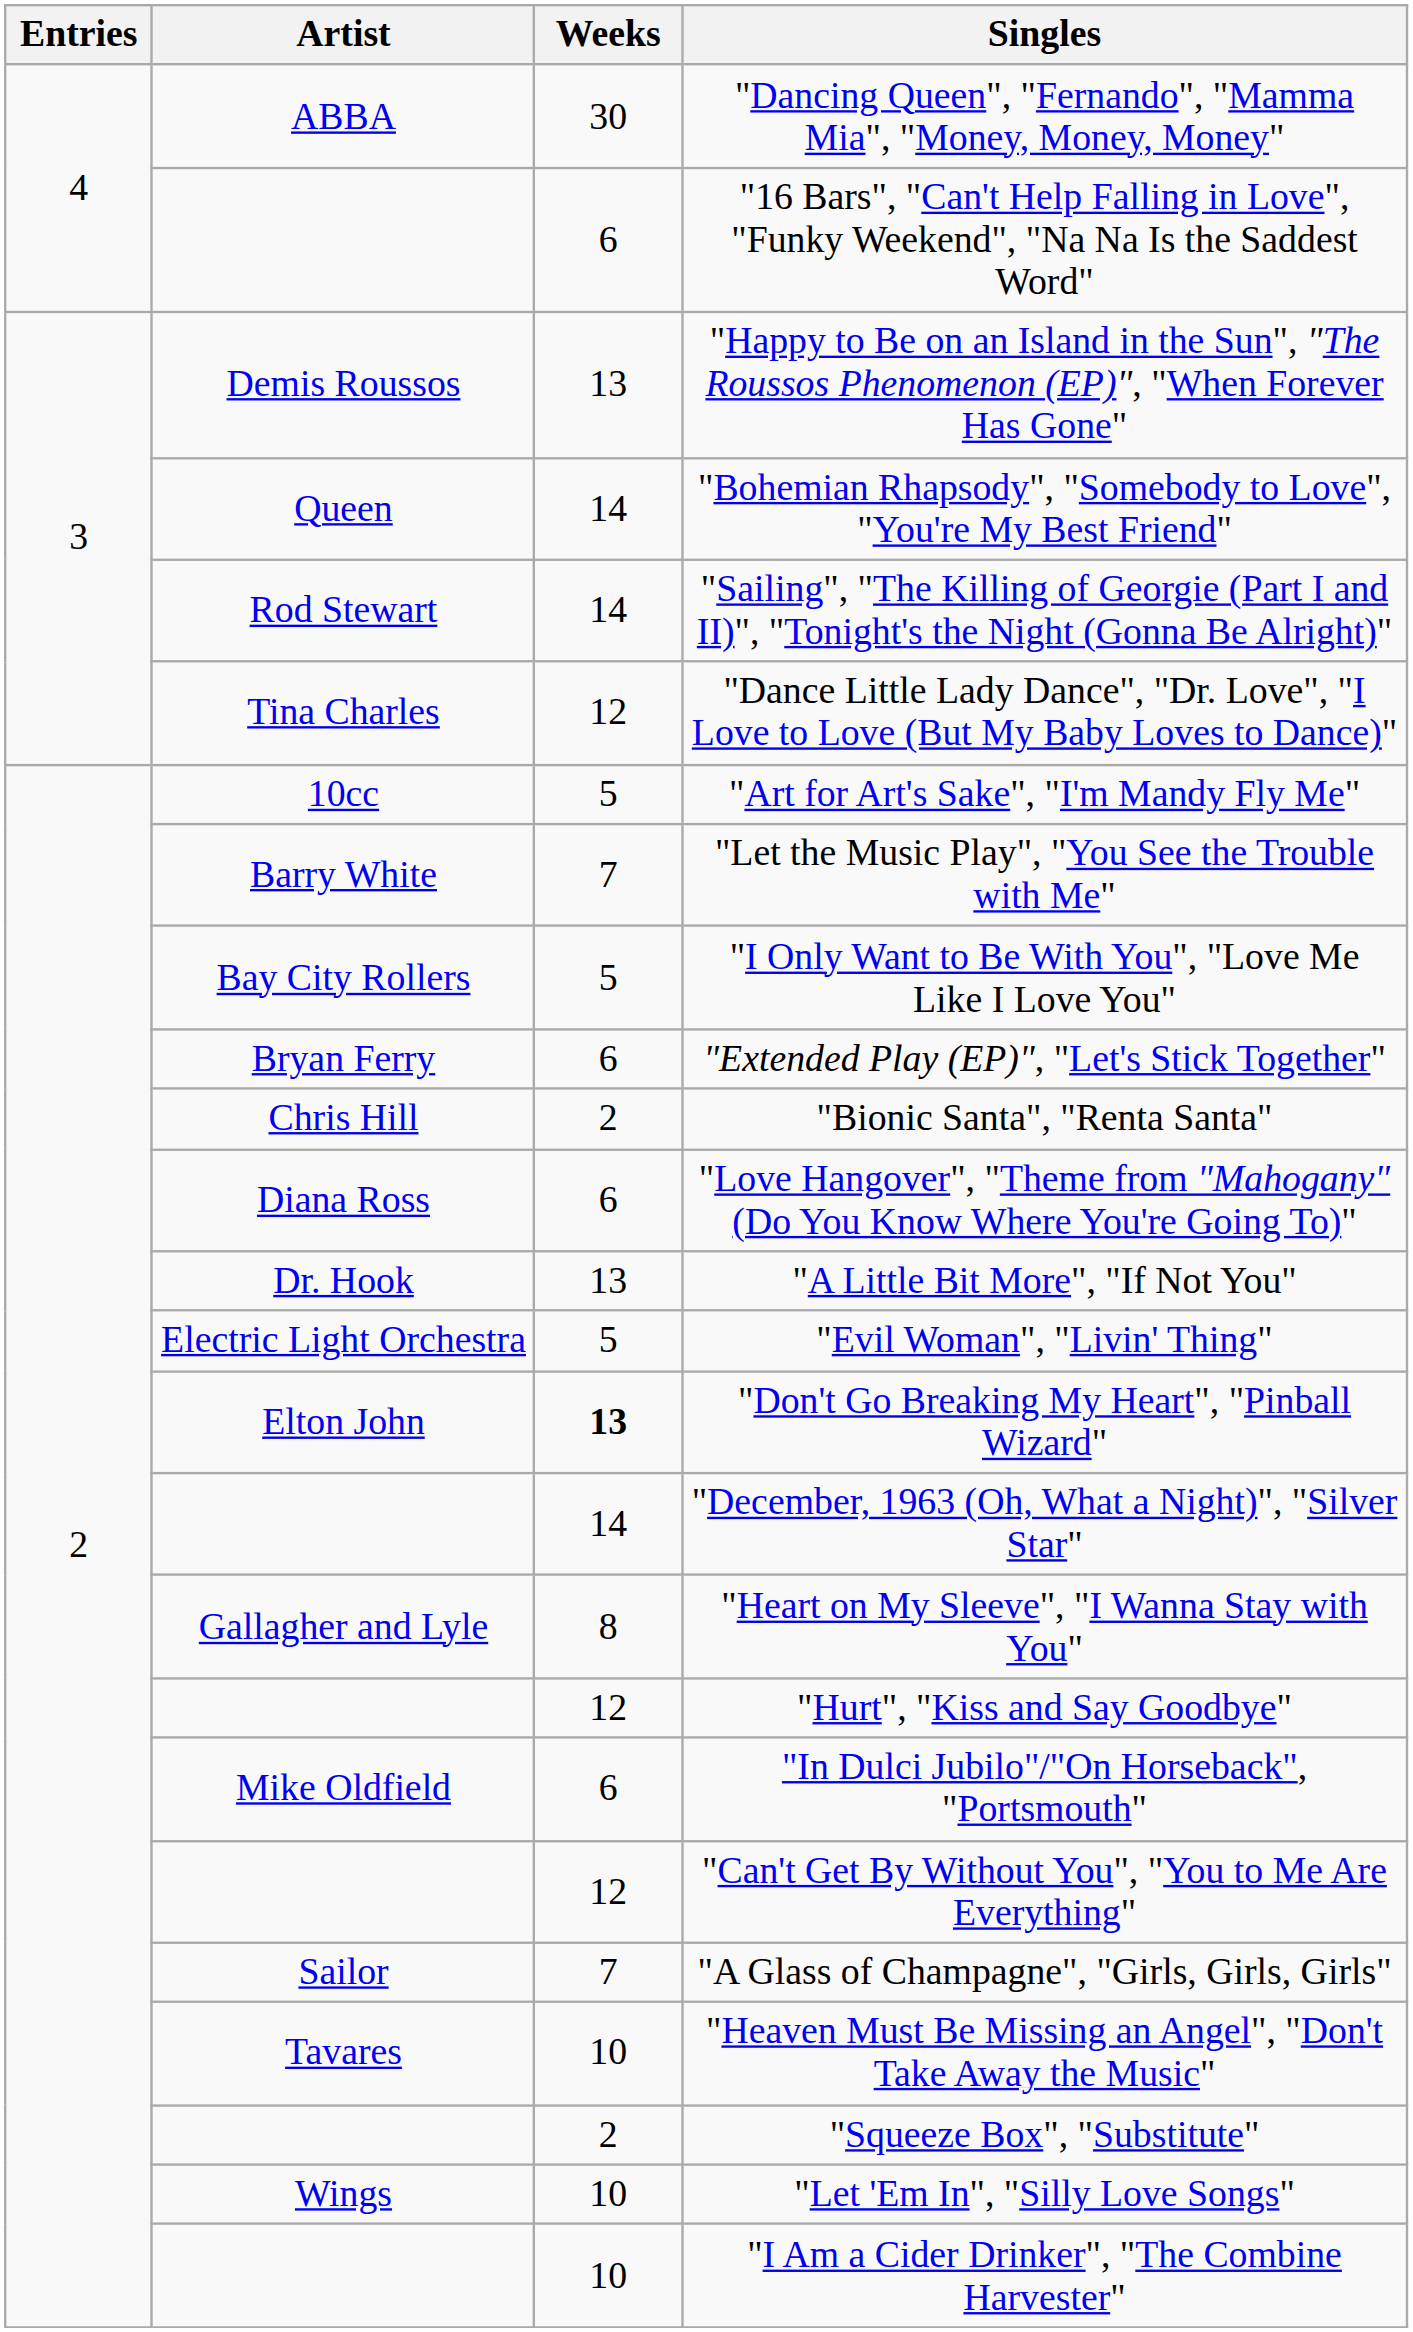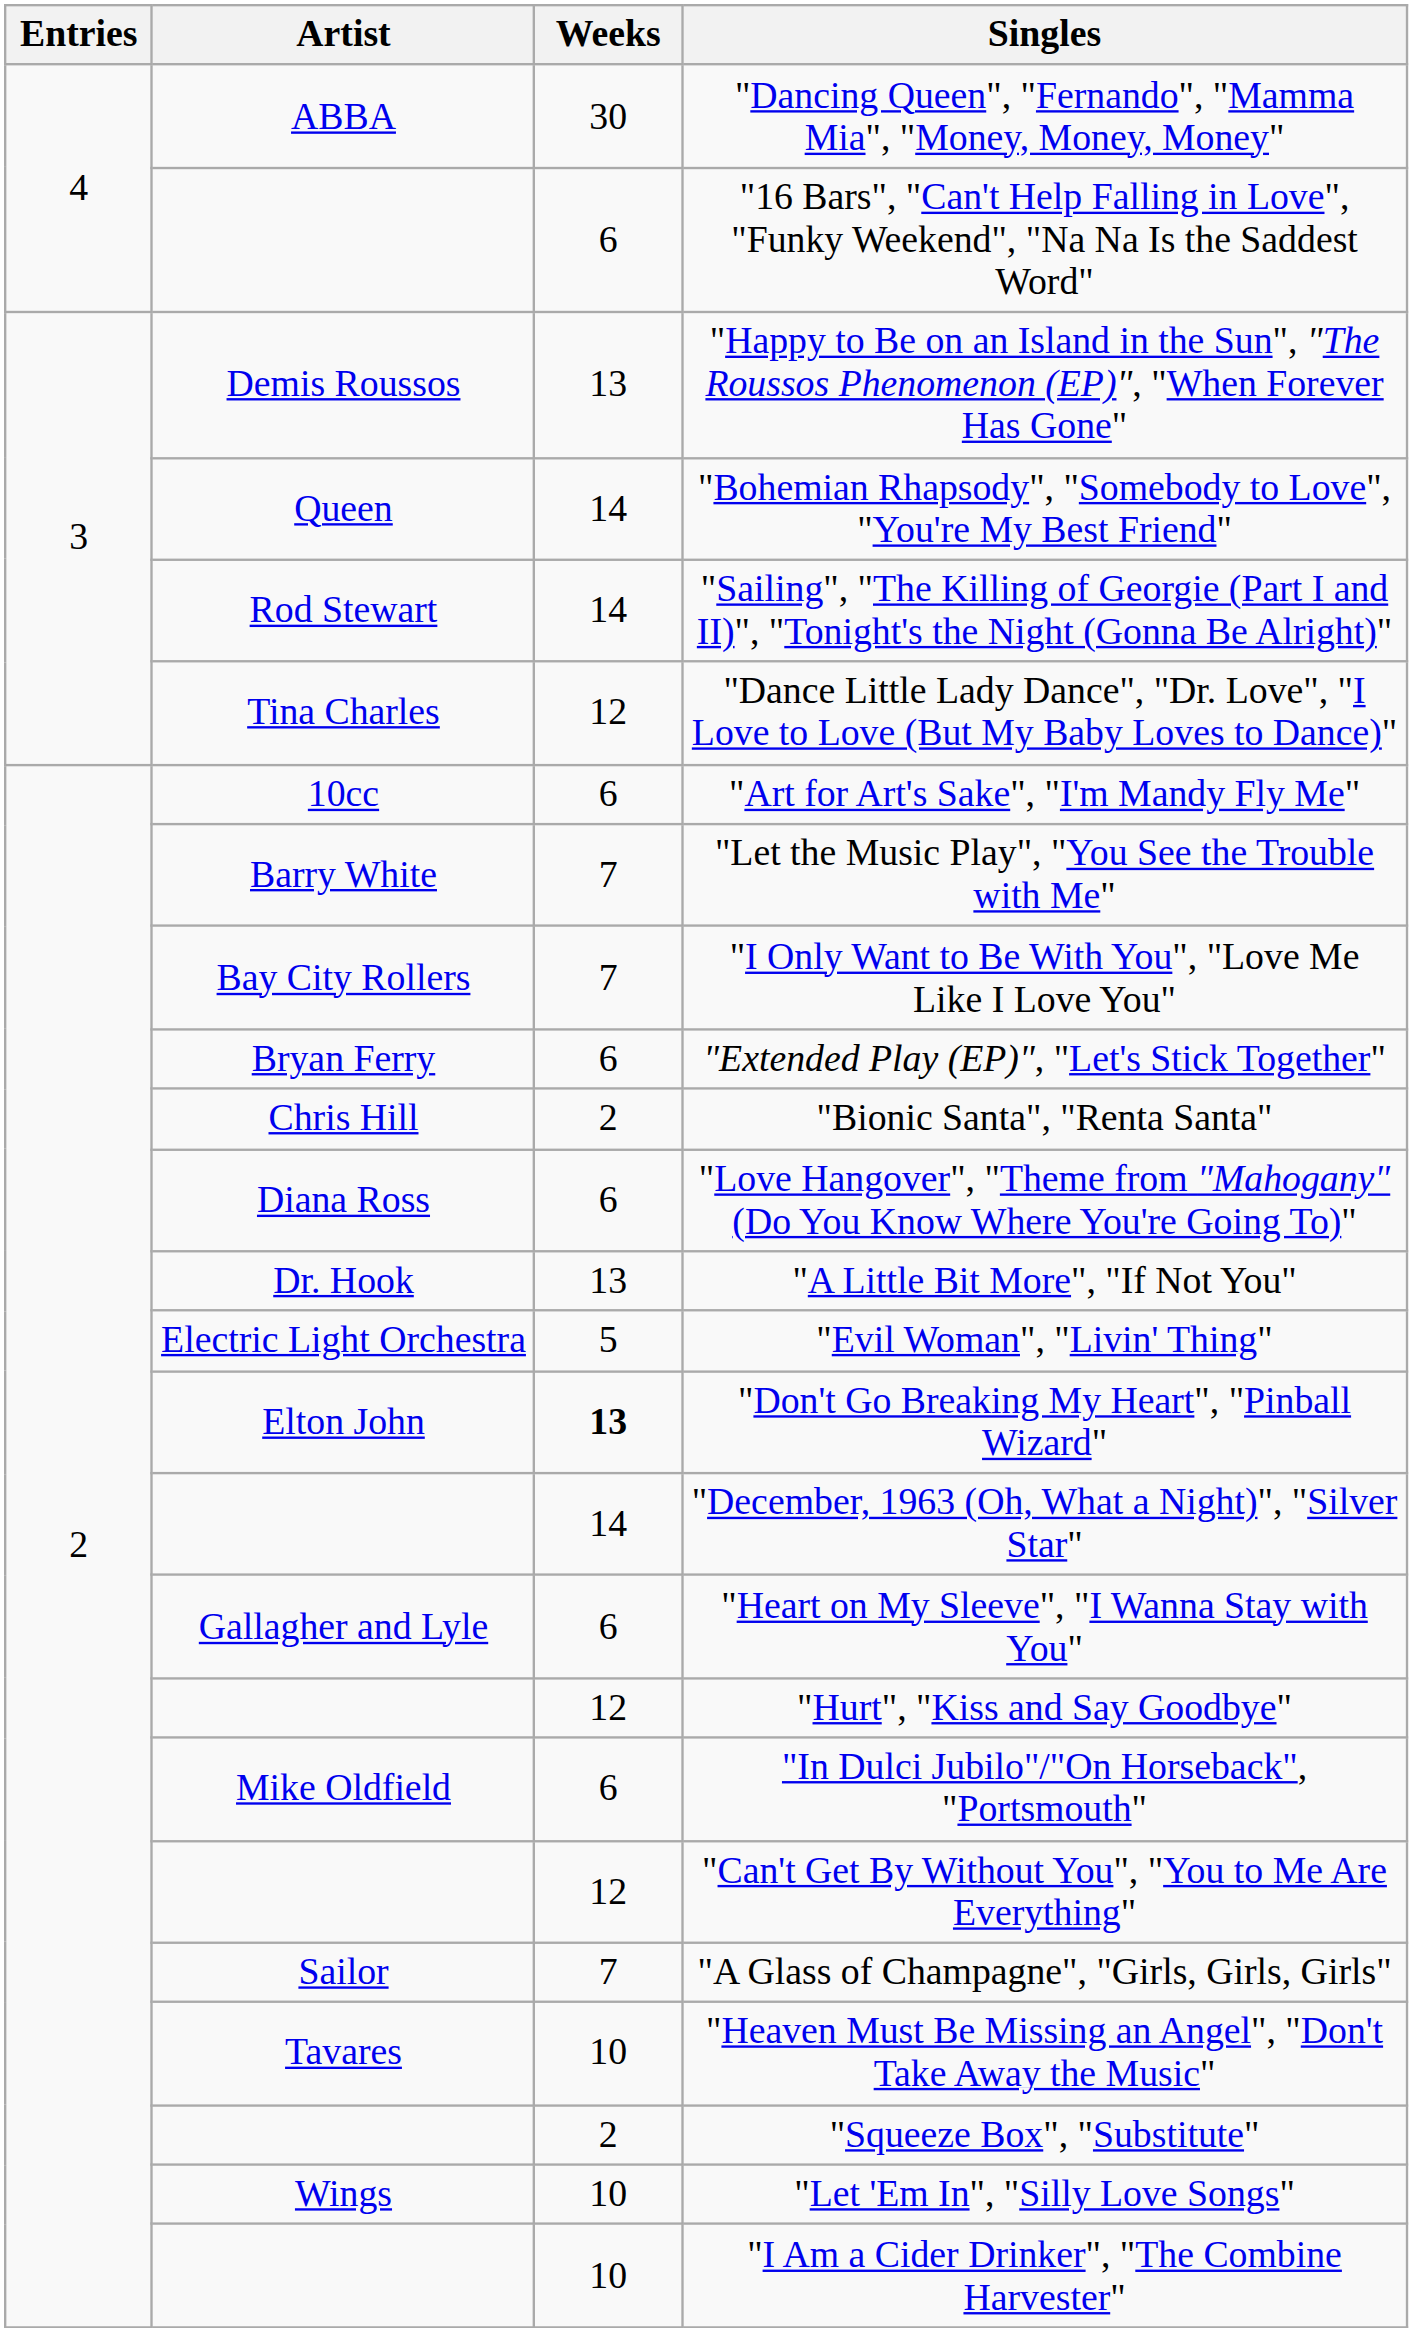(608, 793) 5 -> (608, 793) 6
(608, 976) 5 -> (608, 976) 7
(608, 1625) 8 -> (608, 1625) 6
